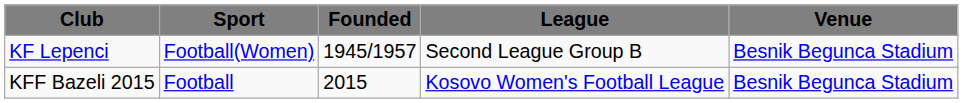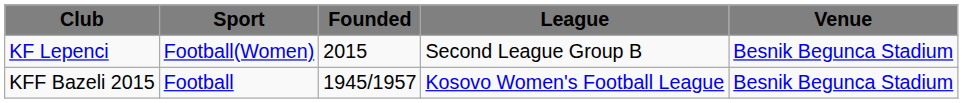(370, 51) 1945/1957 -> (345, 51) 2015
(345, 82) 2015 -> (370, 82) 1945/1957
